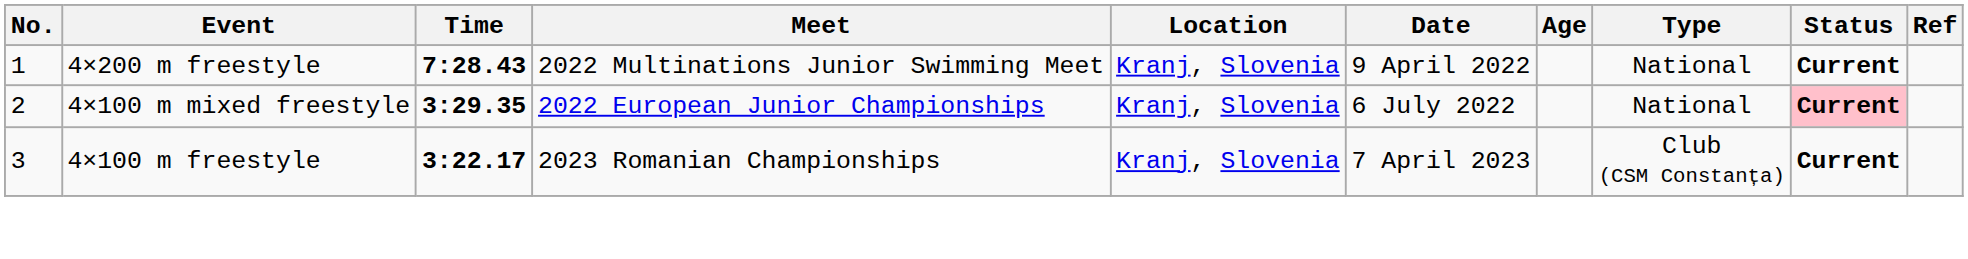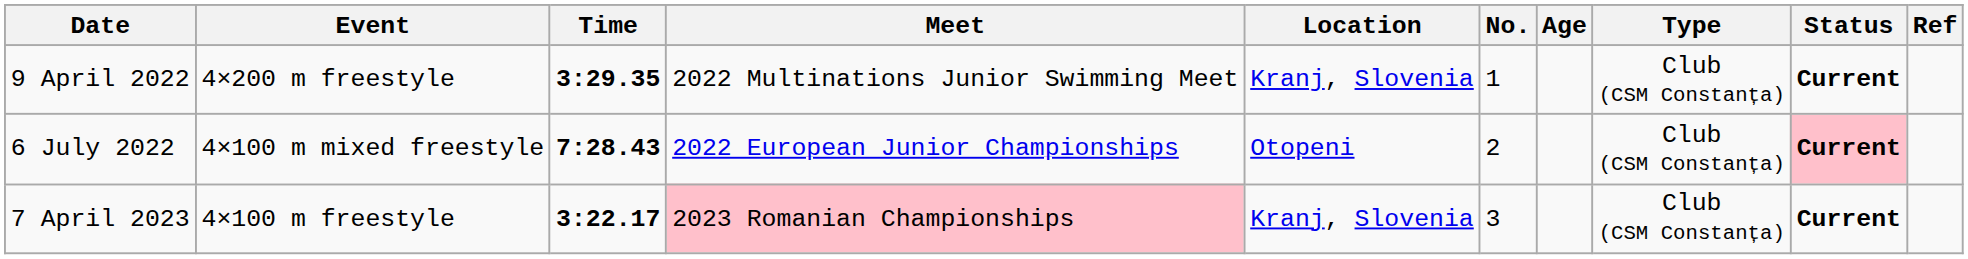columns swapped: (33, 25) <-> (1441, 25)
(474, 66) 7:28.43 -> (608, 80) 3:29.35
(1692, 66) National -> (1692, 79) Club (CSM Constanța)
(474, 106) 3:29.35 -> (608, 149) 7:28.43
(1228, 106) Kranj, Slovenia -> (1302, 149) Otopeni
(1692, 106) National -> (1692, 148) Club (CSM Constanța)
(739, 161) no background -> (873, 218) pink background
